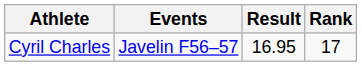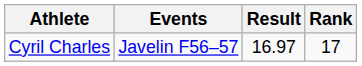(274, 47) 16.95 -> (274, 47) 16.97
